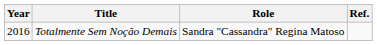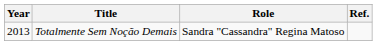(18, 31) 2016 -> (18, 31) 2013
